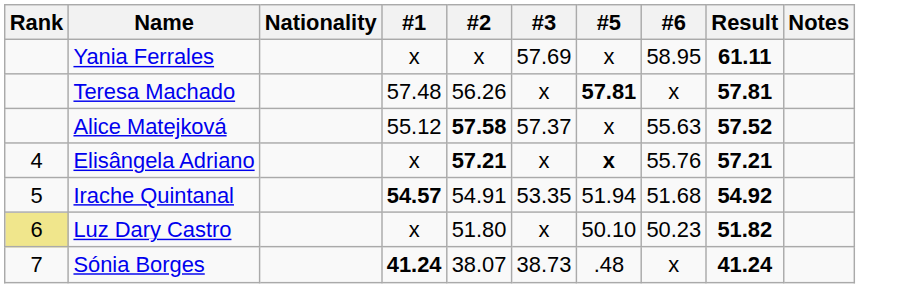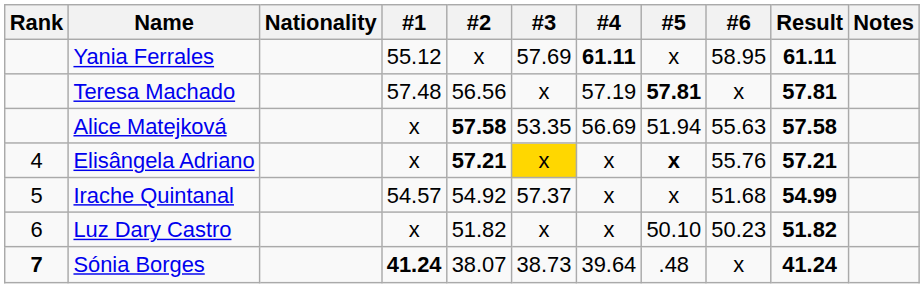+ column: (609, 22)
(414, 57) x -> (414, 57) 55.12
(479, 92) 56.26 -> (479, 92) 56.56
(414, 126) 55.12 -> (414, 126) x
(544, 126) 57.37 -> (544, 126) 53.35
(609, 126) x -> (674, 126) 51.94
(745, 126) 57.52 -> (810, 126) 57.58
(544, 161) no background -> (544, 161) gold background
(414, 195) bold -> (414, 195) normal
(479, 195) 54.91 -> (479, 195) 54.92
(544, 195) 53.35 -> (544, 195) 57.37
(609, 195) 51.94 -> (674, 195) x
(745, 195) 54.92 -> (810, 195) 54.99
(37, 230) khaki background -> (37, 230) no background
(479, 230) 51.80 -> (479, 230) 51.82
(37, 265) normal -> (37, 265) bold
